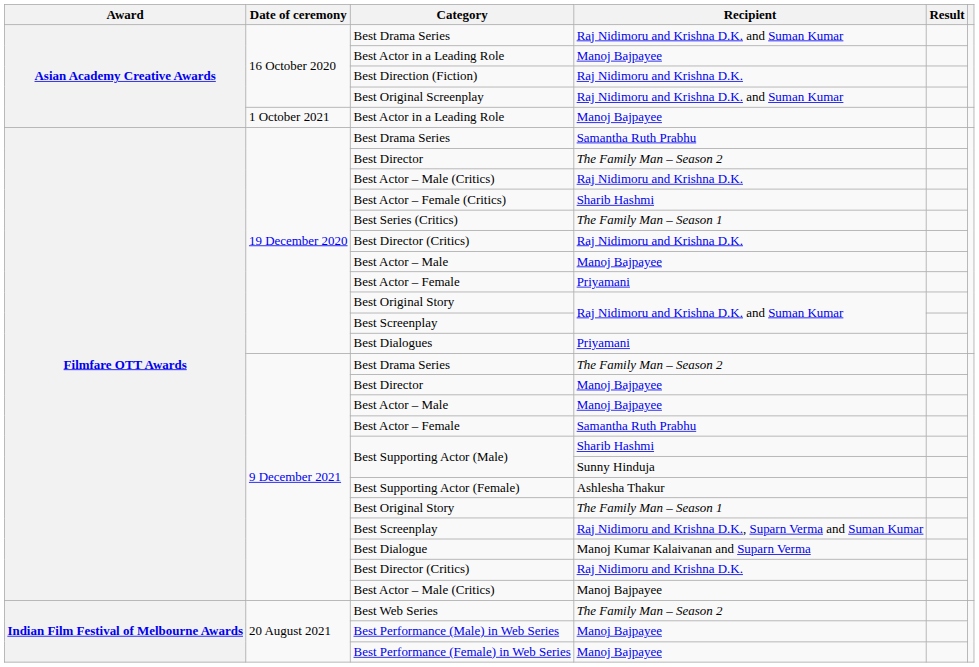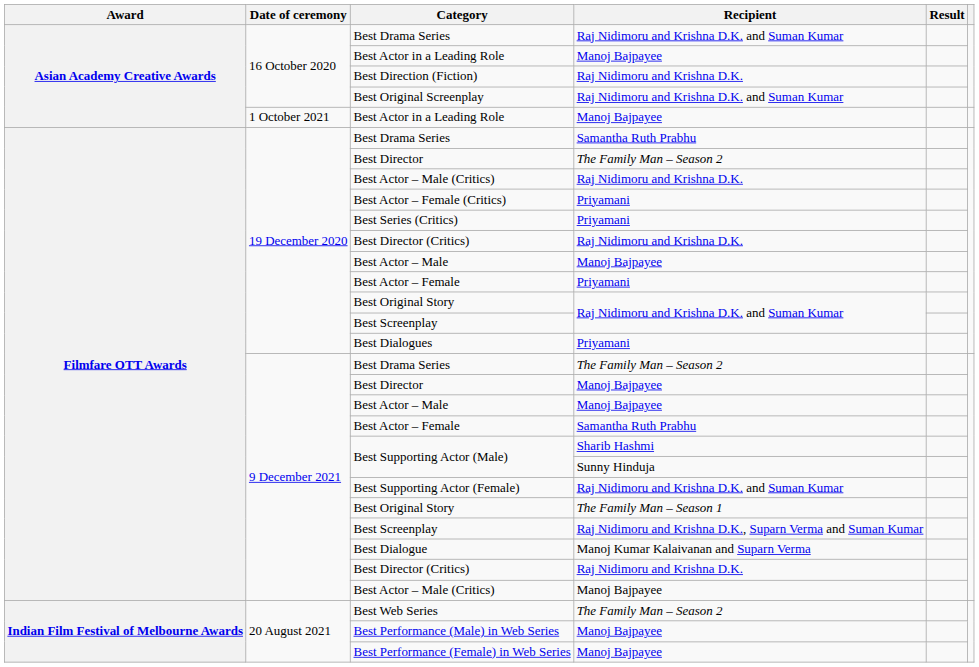(615, 199) Sharib Hashmi -> (603, 199) Priyamani
(650, 220) The Family Man – Season 1 -> (603, 220) Priyamani
(621, 487) Ashlesha Thakur -> (710, 487) Raj Nidimoru and Krishna D.K. and Suman Kumar
